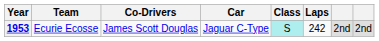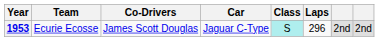(317, 29) 242 -> (317, 29) 296
